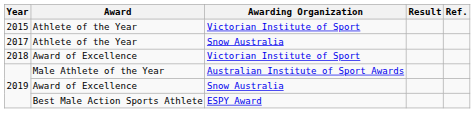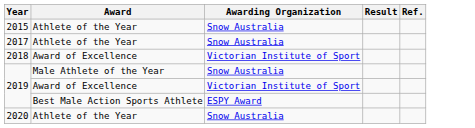(284, 27) Victorian Institute of Sport -> (245, 27) Snow Australia
(306, 71) Australian Institute of Sport Awards -> (245, 71) Snow Australia
(245, 86) Snow Australia -> (284, 86) Victorian Institute of Sport
+ row: (17, 116)
